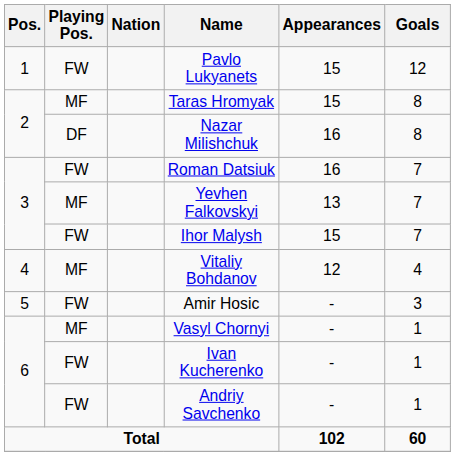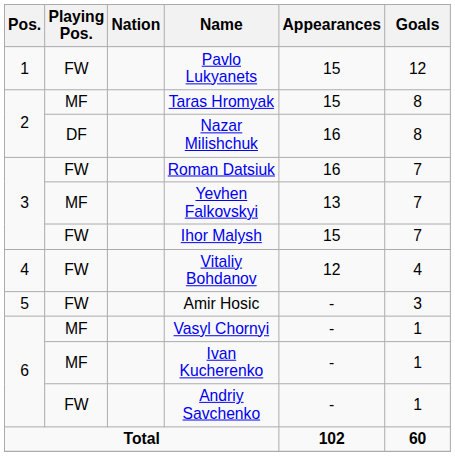(76, 270) MF -> (76, 270) FW
(76, 362) FW -> (76, 362) MF
